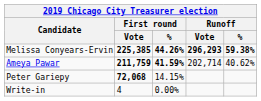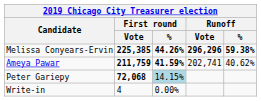(205, 50) 296,293 -> (205, 50) 296,296
(205, 63) 202,714 -> (205, 63) 202,741
(169, 77) no background -> (169, 77) lightblue background
